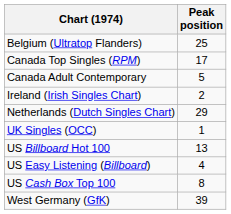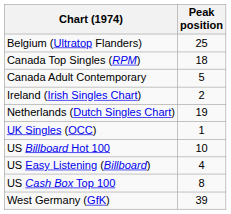(202, 60) 17 -> (202, 60) 18
(202, 113) 29 -> (202, 113) 19
(202, 148) 13 -> (202, 148) 10
